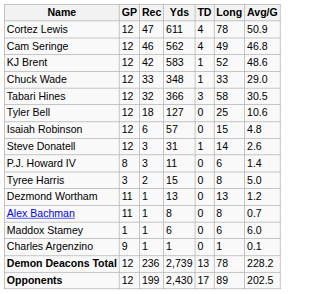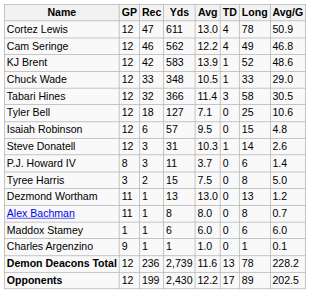+ column: (208, 12)
